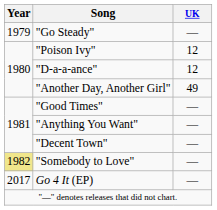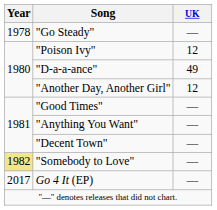(19, 32) 1979 -> (19, 32) 1978
(192, 69) 12 -> (192, 69) 49
(192, 87) 49 -> (192, 87) 12
